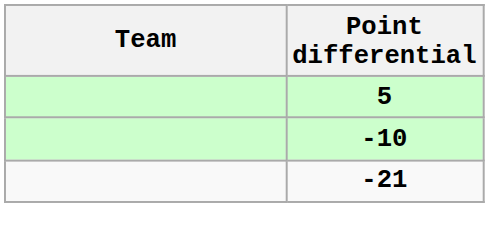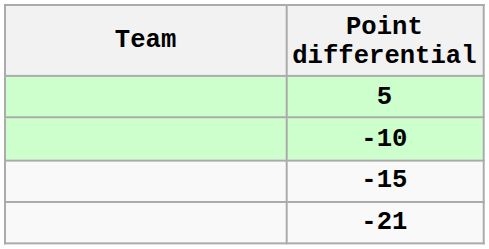+ row: (384, 181)
